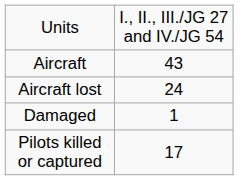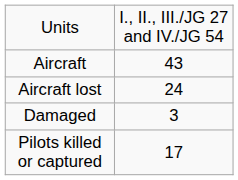(174, 116) 1 -> (174, 116) 3
